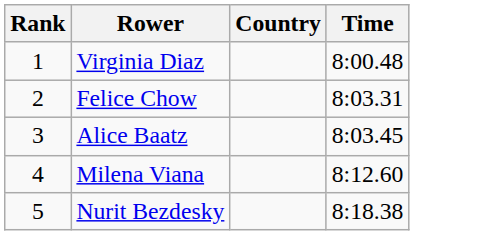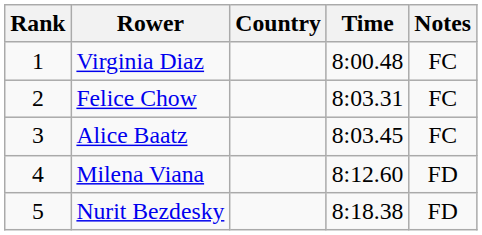+ column: (443, 23)
